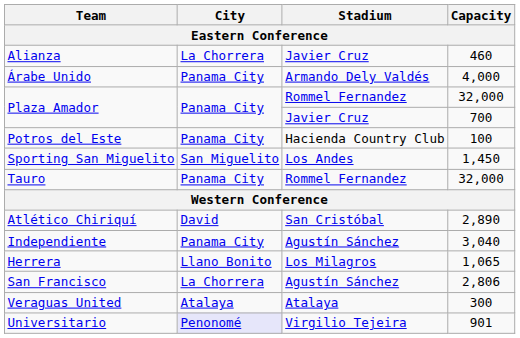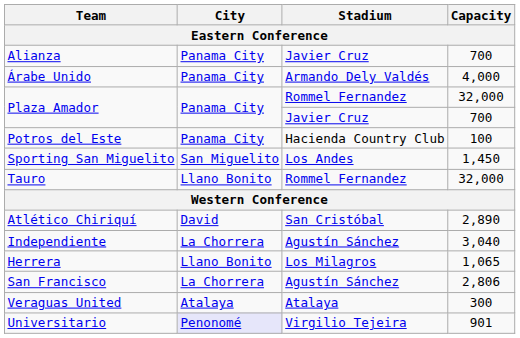(222, 56) La Chorrera -> (222, 56) Panama City
(481, 56) 460 -> (481, 56) 700
(222, 179) Panama City -> (226, 179) Llano Bonito
(222, 241) Panama City -> (222, 241) La Chorrera
